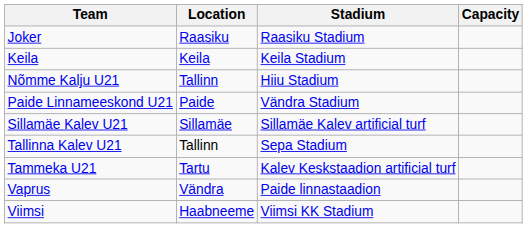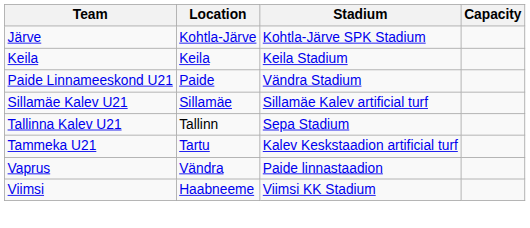+ row: (24, 37)
- row: (24, 37)
- row: (63, 80)
